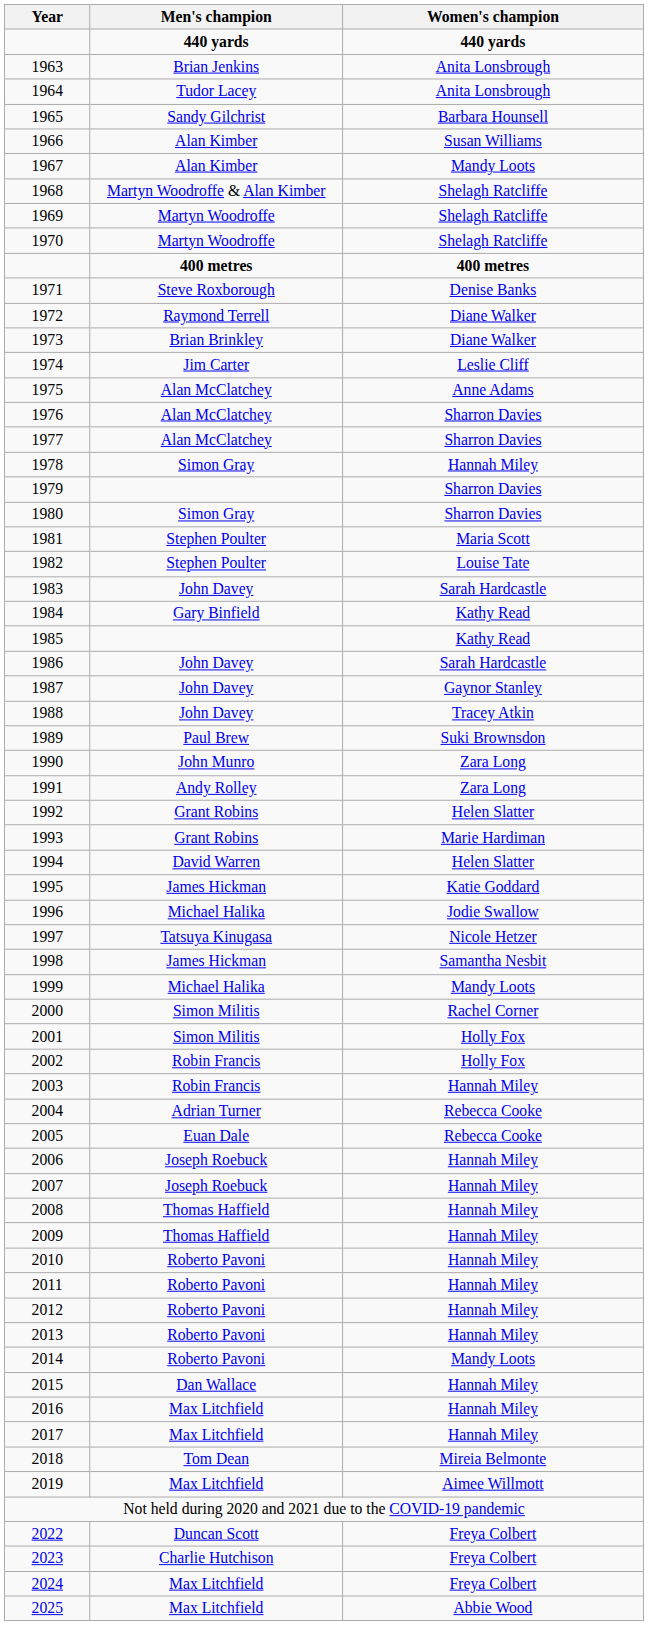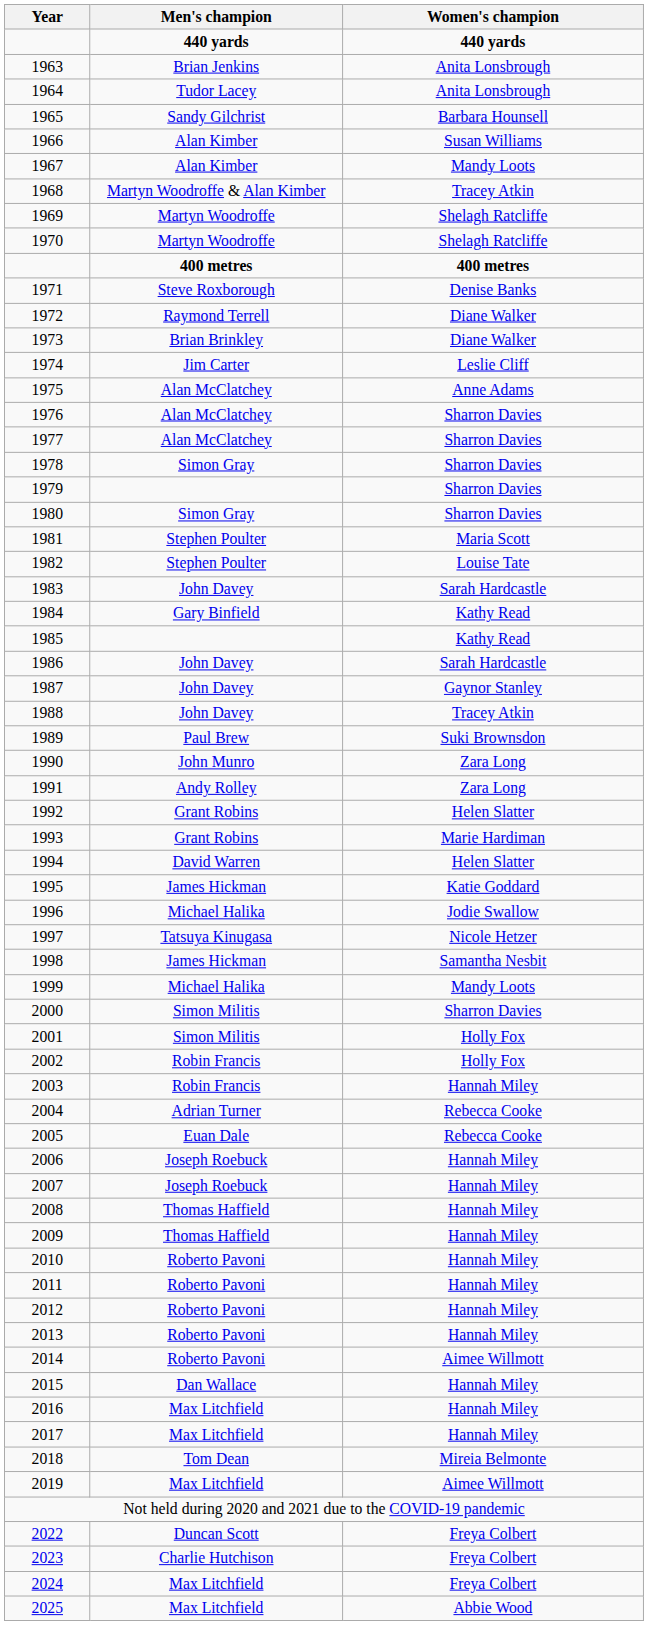(493, 191) Shelagh Ratcliffe -> (493, 191) Tracey Atkin
(493, 464) Hannah Miley -> (493, 464) Sharron Davies
(493, 1011) Rachel Corner -> (493, 1011) Sharron Davies
(493, 1359) Mandy Loots -> (493, 1359) Aimee Willmott
